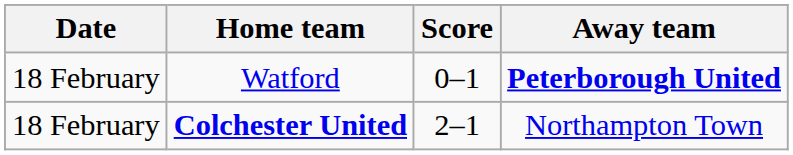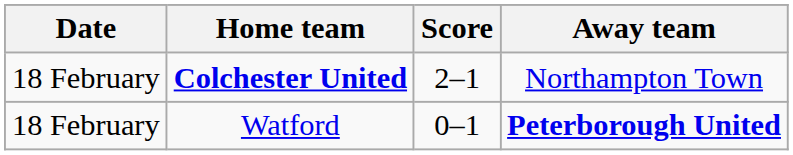rows swapped: (290, 125) <-> (290, 76)
